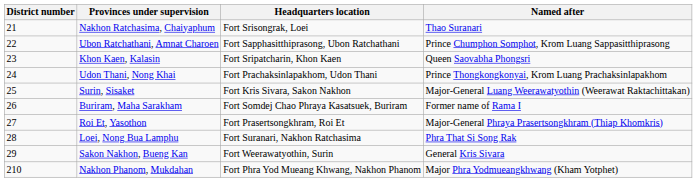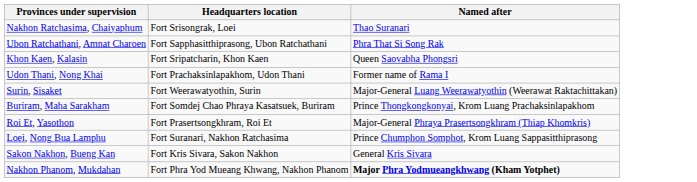- column: (41, 12)
(548, 43) Prince Chumphon Somphot, Krom Luang Sappasitthiprasong -> (398, 43) Phra That Si Song Rak
(546, 75) Prince Thongkongkonyai, Krom Luang Prachaksinlapakhom -> (401, 75) Former name of Rama I
(287, 91) Fort Kris Sivara, Sakon Nakhon -> (206, 91) Fort Weerawatyothin, Surin
(473, 106) Former name of Rama I -> (474, 106) Prince Thongkongkonyai, Krom Luang Prachaksinlapakhom
(471, 138) Phra That Si Song Rak -> (475, 138) Prince Chumphon Somphot, Krom Luang Sappasitthiprasong
(278, 153) Fort Weerawatyothin, Surin -> (214, 153) Fort Kris Sivara, Sakon Nakhon
(522, 169) normal -> (456, 169) bold
